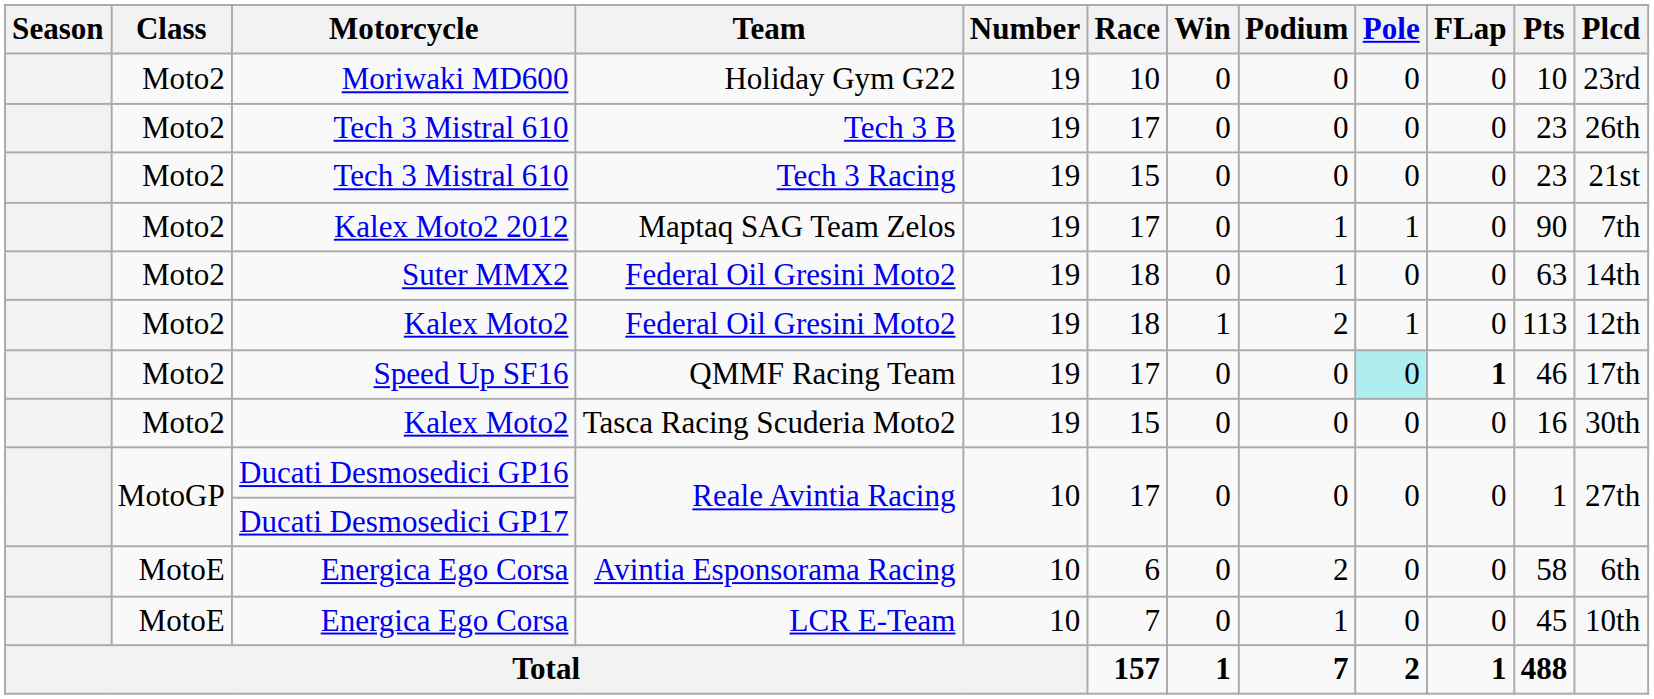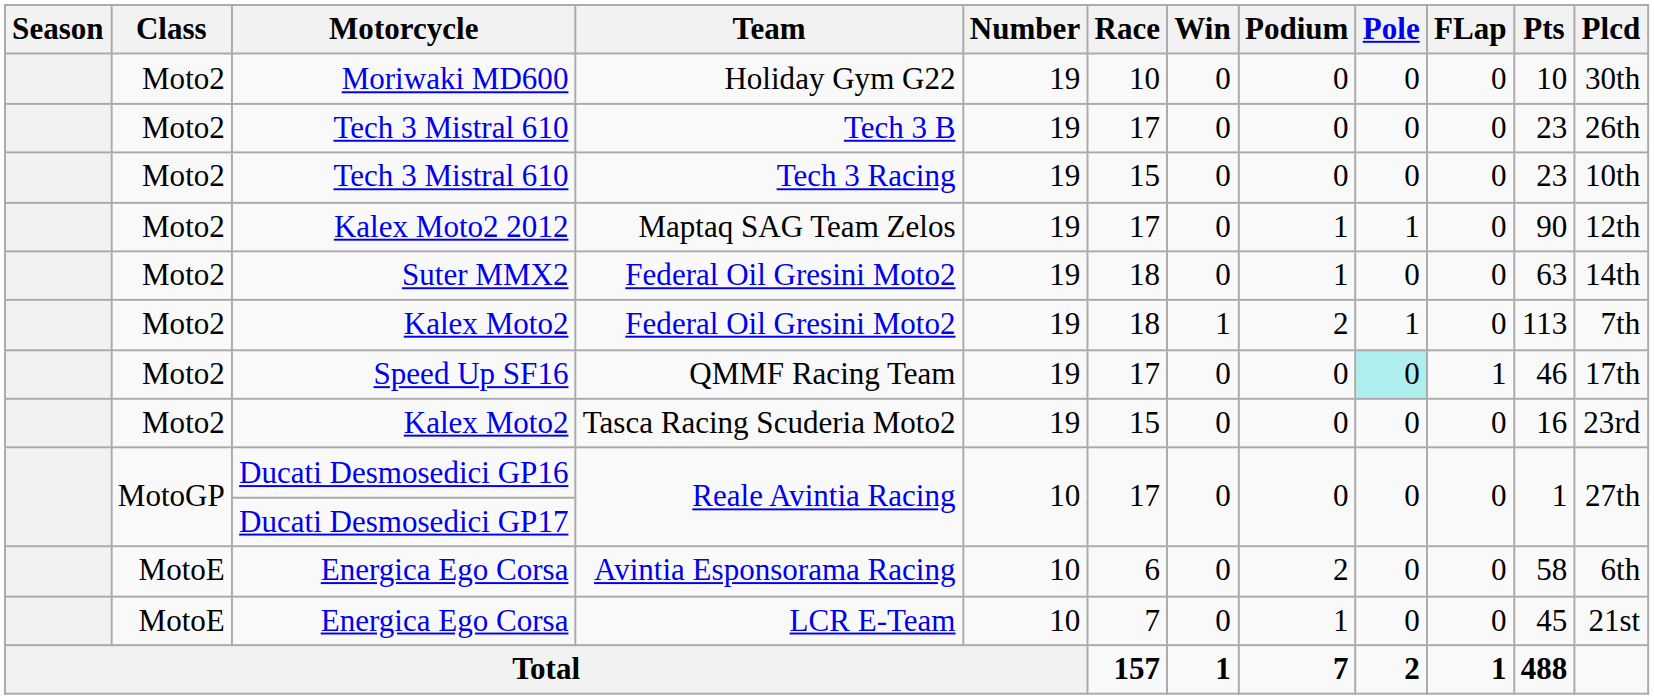(1612, 78) 23rd -> (1613, 78) 30th
(1614, 176) 21st -> (1613, 176) 10th
(1620, 226) 7th -> (1613, 226) 12th
(1613, 324) 12th -> (1620, 324) 7th
(1499, 373) bold -> (1499, 373) normal
(1613, 422) 30th -> (1612, 422) 23rd
(1613, 619) 10th -> (1614, 619) 21st
